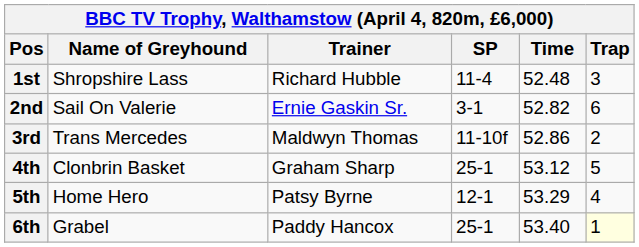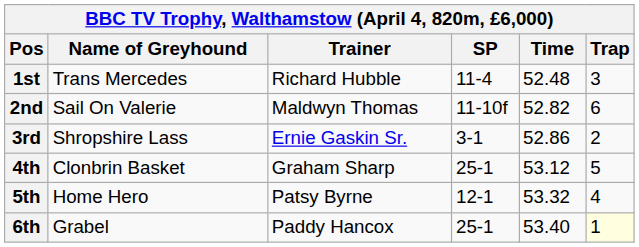(120, 78) Shropshire Lass -> (120, 78) Trans Mercedes
(339, 108) Ernie Gaskin Sr. -> (345, 108) Maldwyn Thomas
(470, 108) 3-1 -> (482, 108) 11-10f
(120, 138) Trans Mercedes -> (120, 138) Shropshire Lass
(345, 138) Maldwyn Thomas -> (339, 138) Ernie Gaskin Sr.
(482, 138) 11-10f -> (470, 138) 3-1
(547, 197) 53.29 -> (547, 197) 53.32
